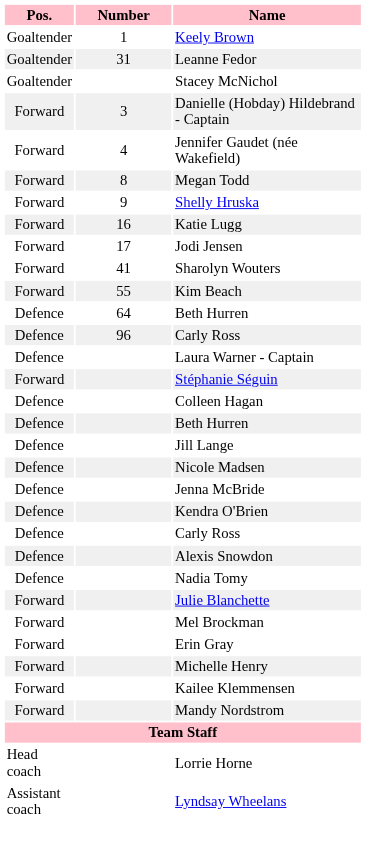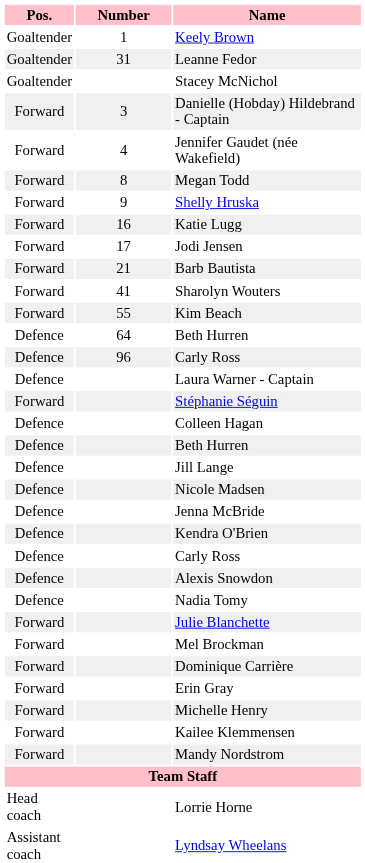+ row: (124, 268)
+ row: (124, 666)
